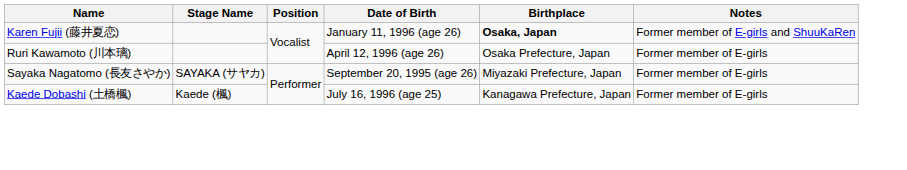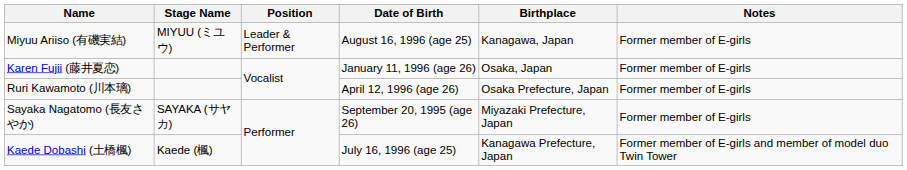+ row: (67, 40)
(520, 32) bold -> (517, 68) normal
(746, 32) Former member of E-girls and ShuuKaRen -> (685, 68) Former member of E-girls
(702, 94) Former member of E-girls -> (754, 150) Former member of E-girls and member of model duo Twin Tower
